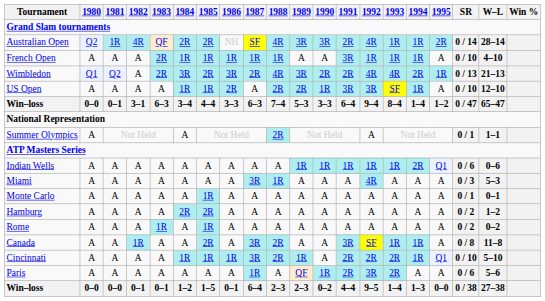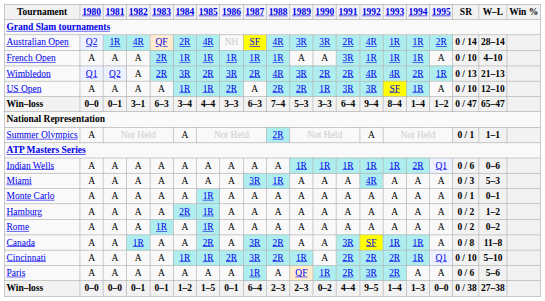(208, 42) 2R -> (208, 42) 4R
(208, 211) 2R -> (208, 211) 1R
(231, 257) 1R -> (231, 257) 2R
